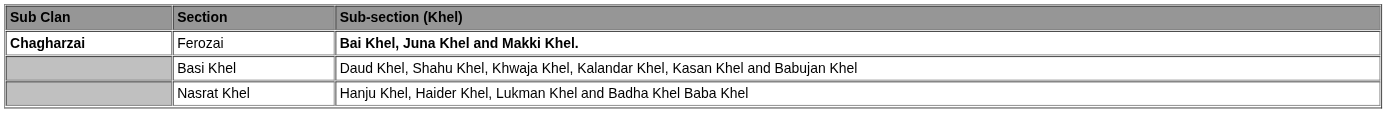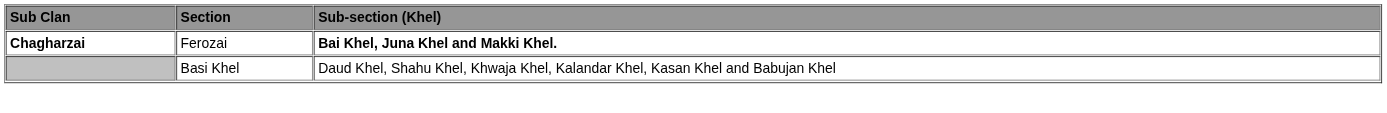- row: (214, 93)
